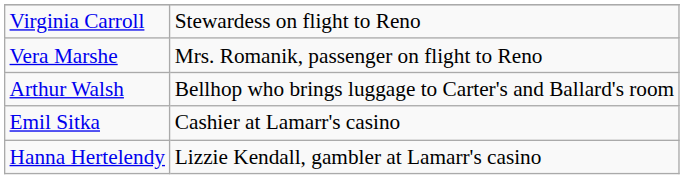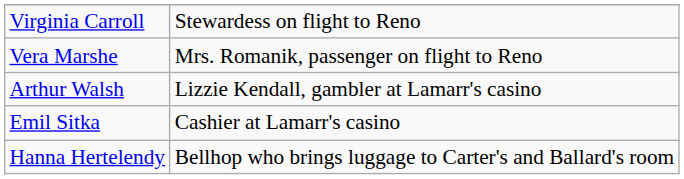(424, 88) Bellhop who brings luggage to Carter's and Ballard's room -> (358, 88) Lizzie Kendall, gambler at Lamarr's casino
(358, 156) Lizzie Kendall, gambler at Lamarr's casino -> (424, 156) Bellhop who brings luggage to Carter's and Ballard's room
